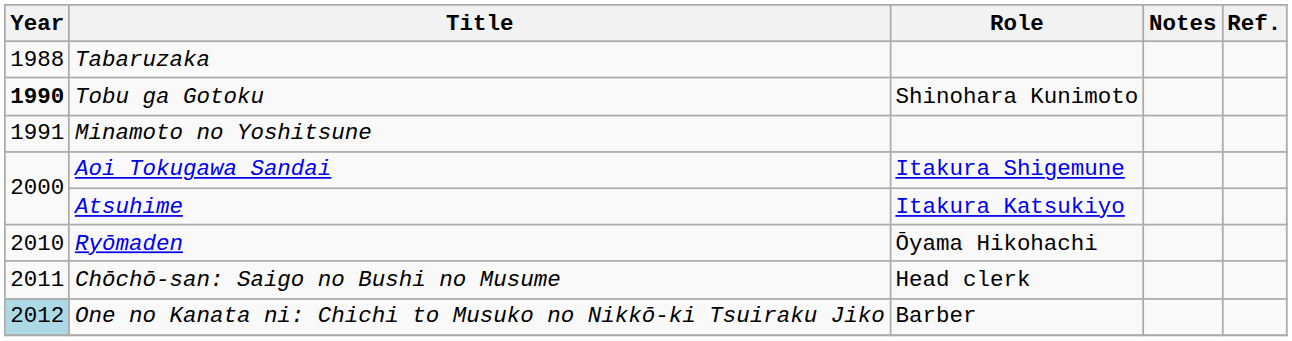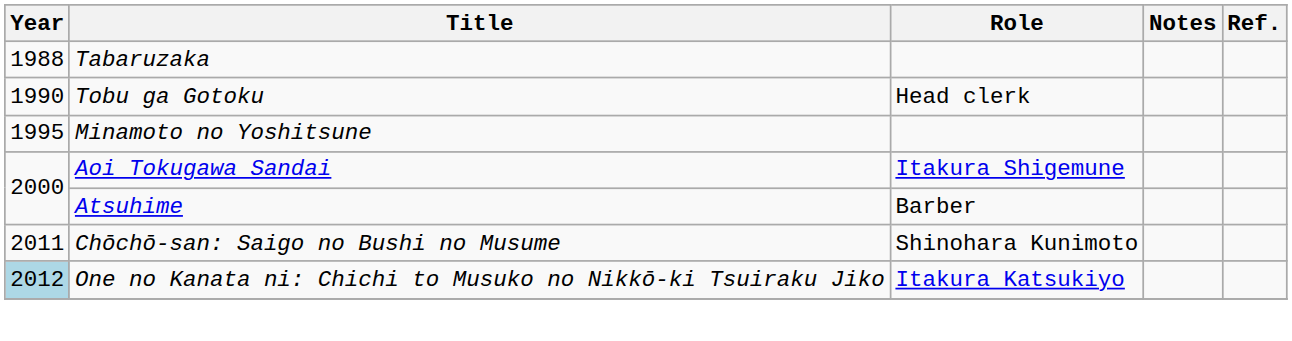(37, 97) bold -> (37, 97) normal
(1017, 97) Shinohara Kunimoto -> (963, 97) Head clerk
(37, 133) 1991 -> (37, 133) 1995
(1010, 206) Itakura Katsukiyo -> (936, 206) Barber
- row: (129, 243)
(963, 280) Head clerk -> (1017, 243) Shinohara Kunimoto
(936, 316) Barber -> (1010, 280) Itakura Katsukiyo
